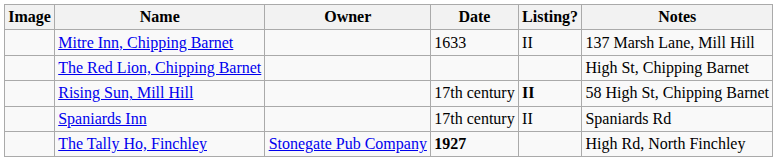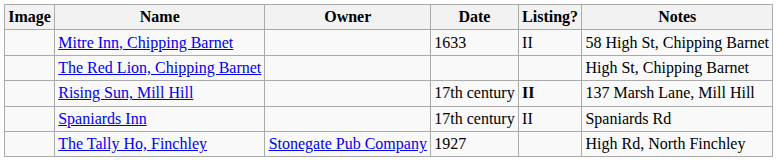(670, 42) 137 Marsh Lane, Mill Hill -> (677, 42) 58 High St, Chipping Barnet
(677, 93) 58 High St, Chipping Barnet -> (670, 93) 137 Marsh Lane, Mill Hill
(450, 144) bold -> (450, 144) normal
